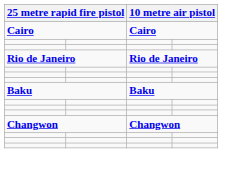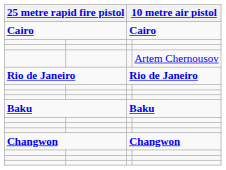+ row: (35, 58)
